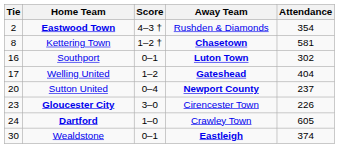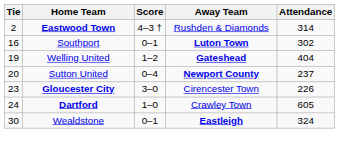(306, 27) 354 -> (306, 27) 314
- row: (78, 43)
(14, 74) 17 -> (14, 58) 19
(306, 136) 374 -> (306, 120) 324
